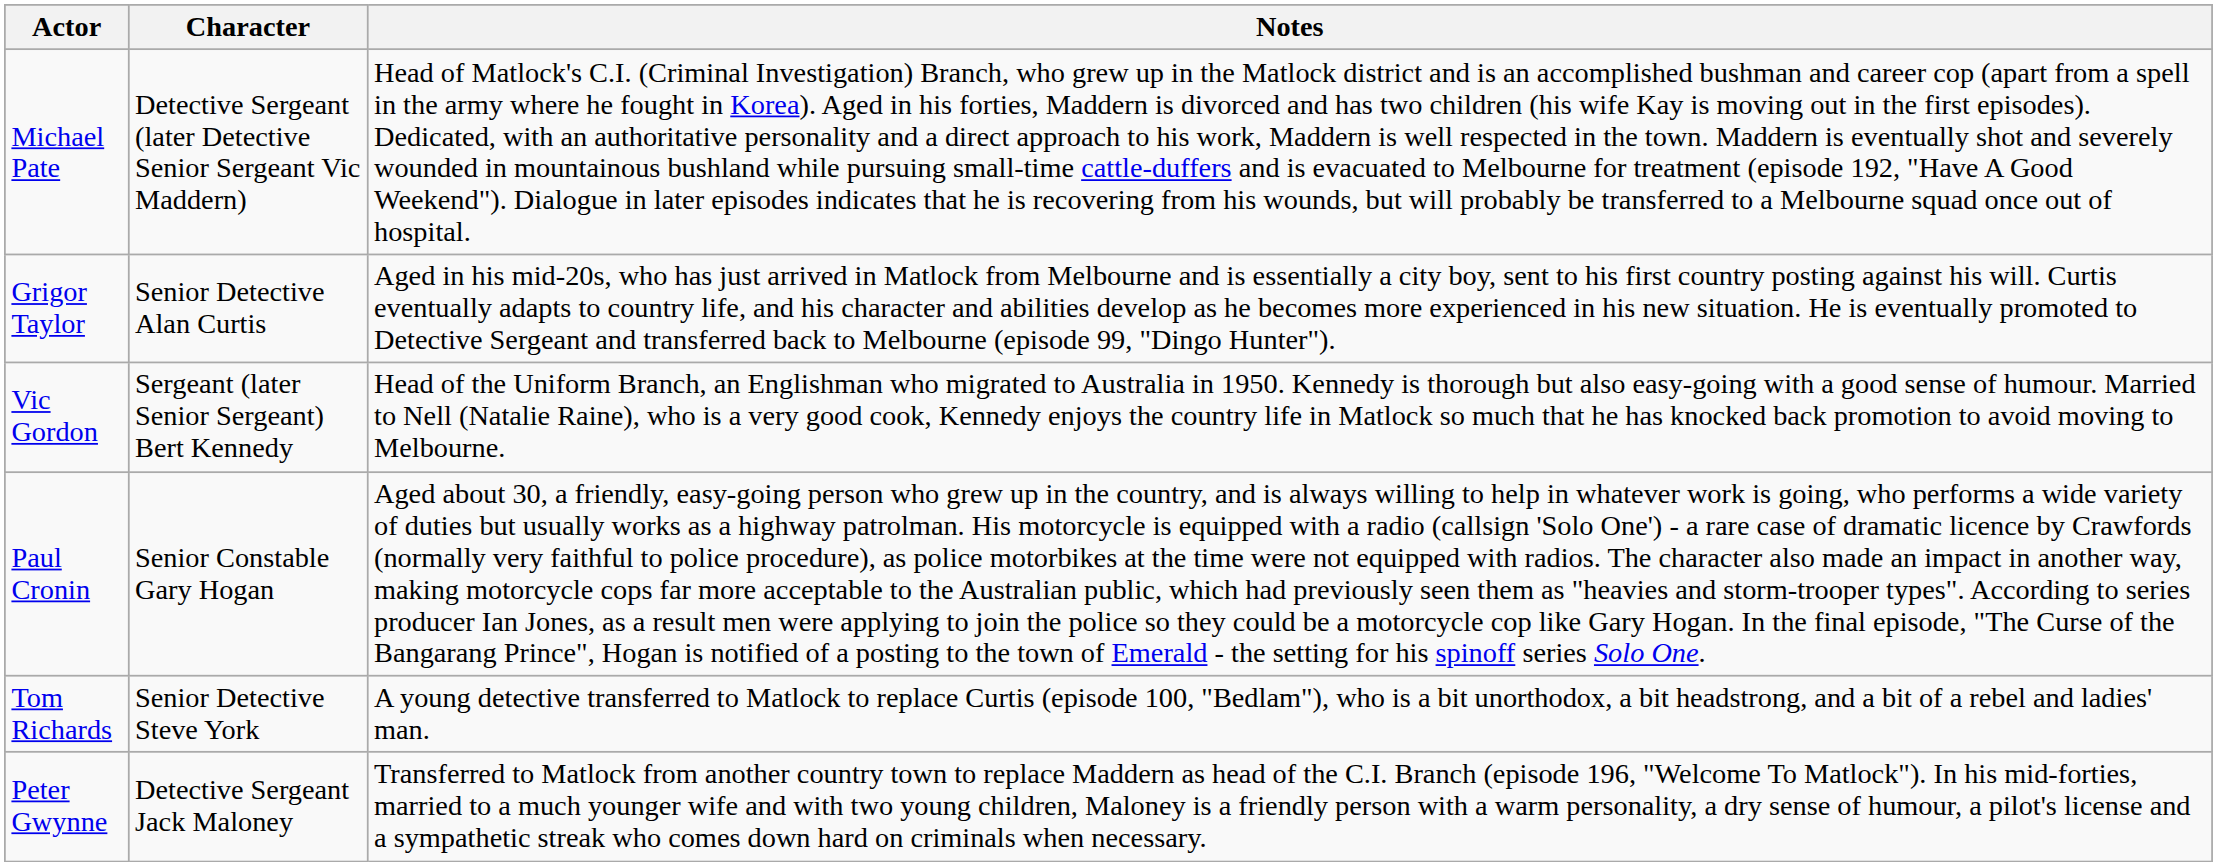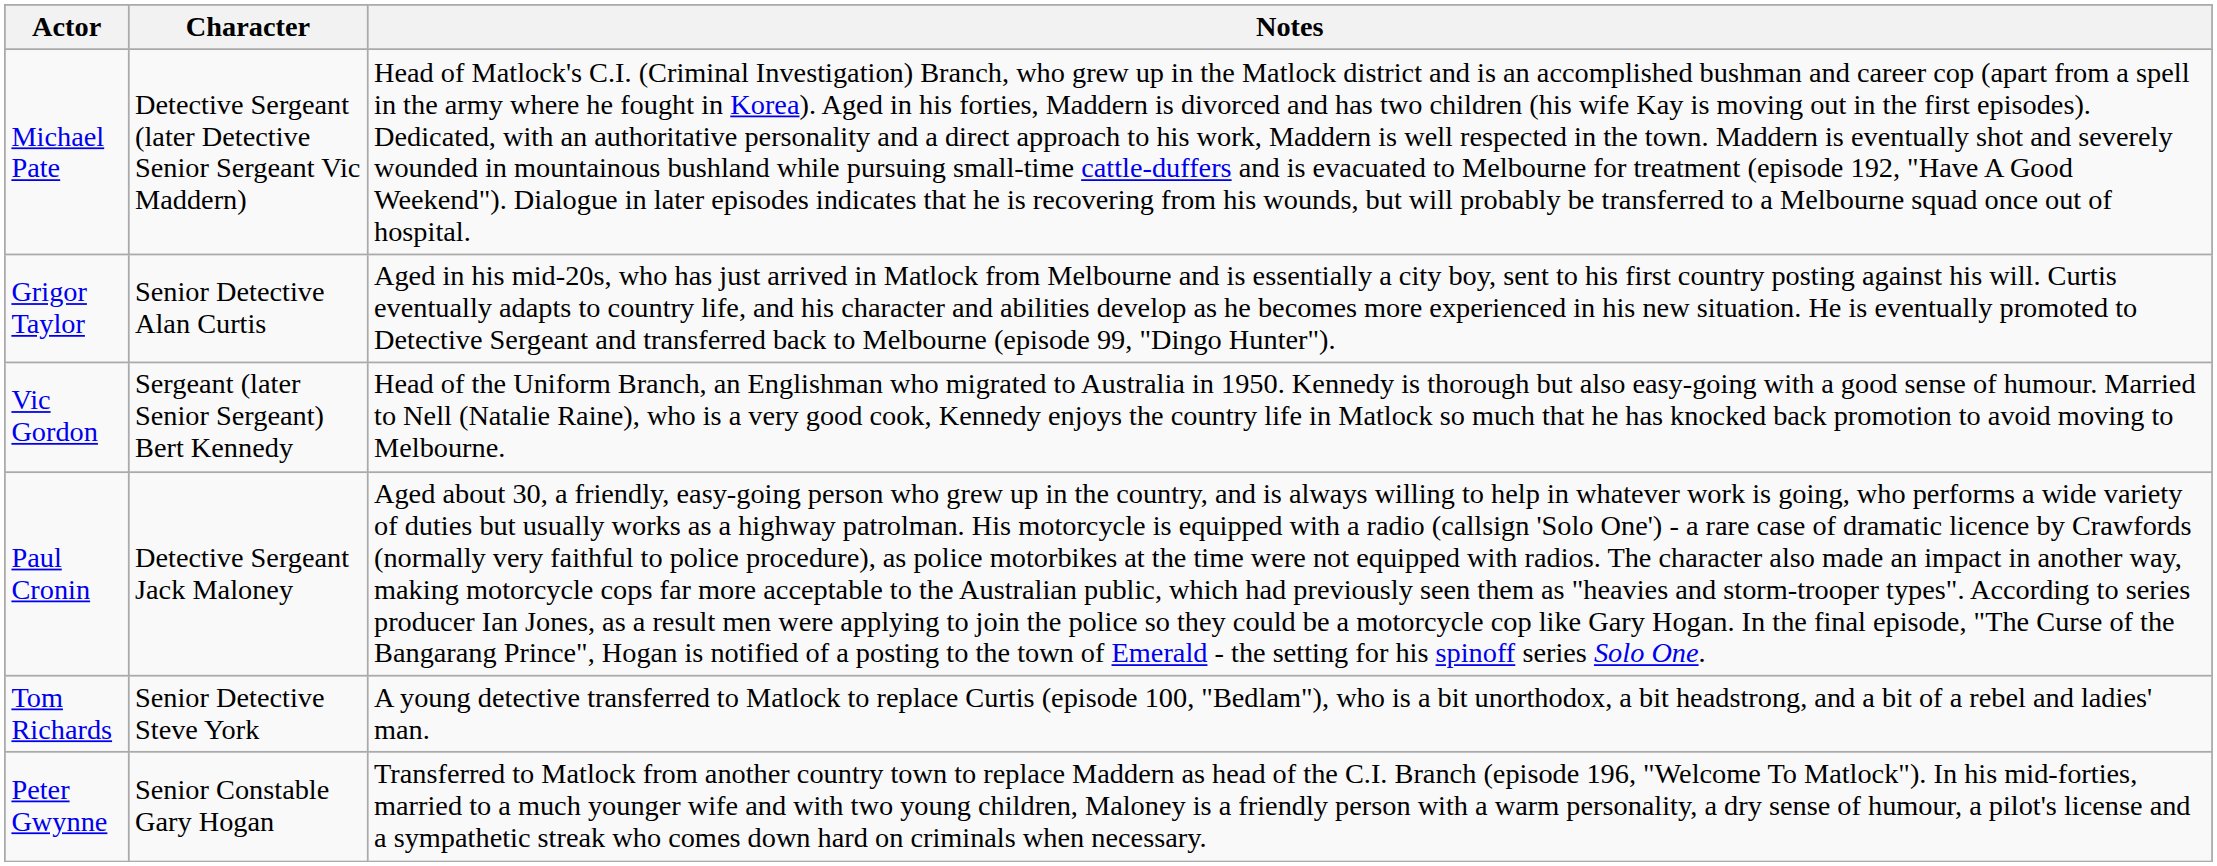(232, 573) Senior Constable Gary Hogan -> (242, 573) Detective Sergeant Jack Maloney
(242, 806) Detective Sergeant Jack Maloney -> (232, 806) Senior Constable Gary Hogan
